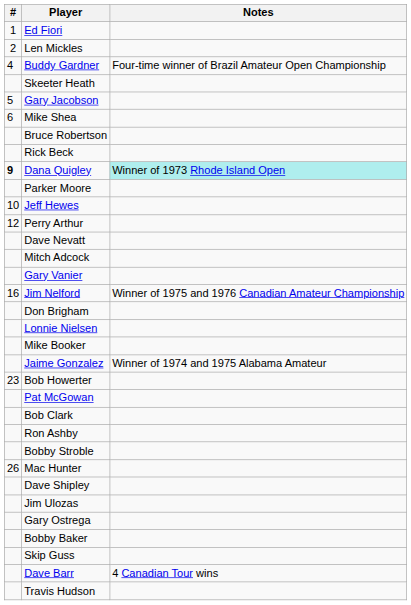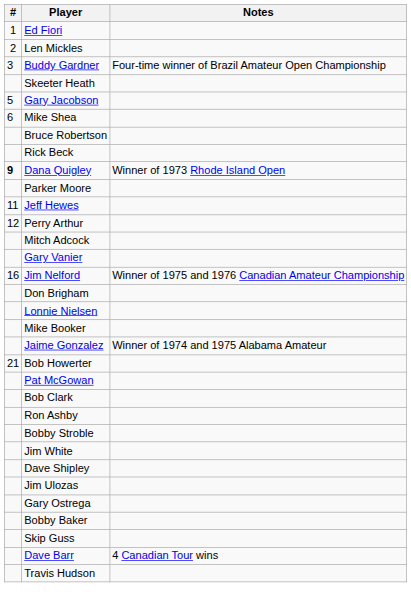(10, 65) 4 -> (10, 65) 3
(199, 170) paleturquoise background -> (199, 170) no background
(13, 205) 10 -> (13, 205) 11
- row: (55, 240)
(13, 380) 23 -> (13, 363) 21
- row: (53, 468)
+ row: (48, 450)
